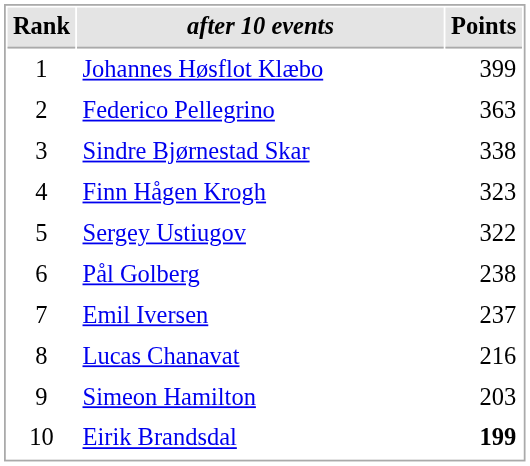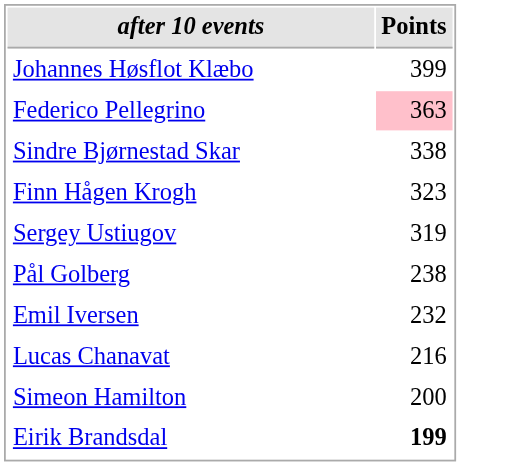- column: (41, 26)
(498, 110) no background -> (428, 110) pink background
(498, 233) 322 -> (428, 233) 319
(498, 315) 237 -> (428, 315) 232
(498, 396) 203 -> (428, 396) 200
